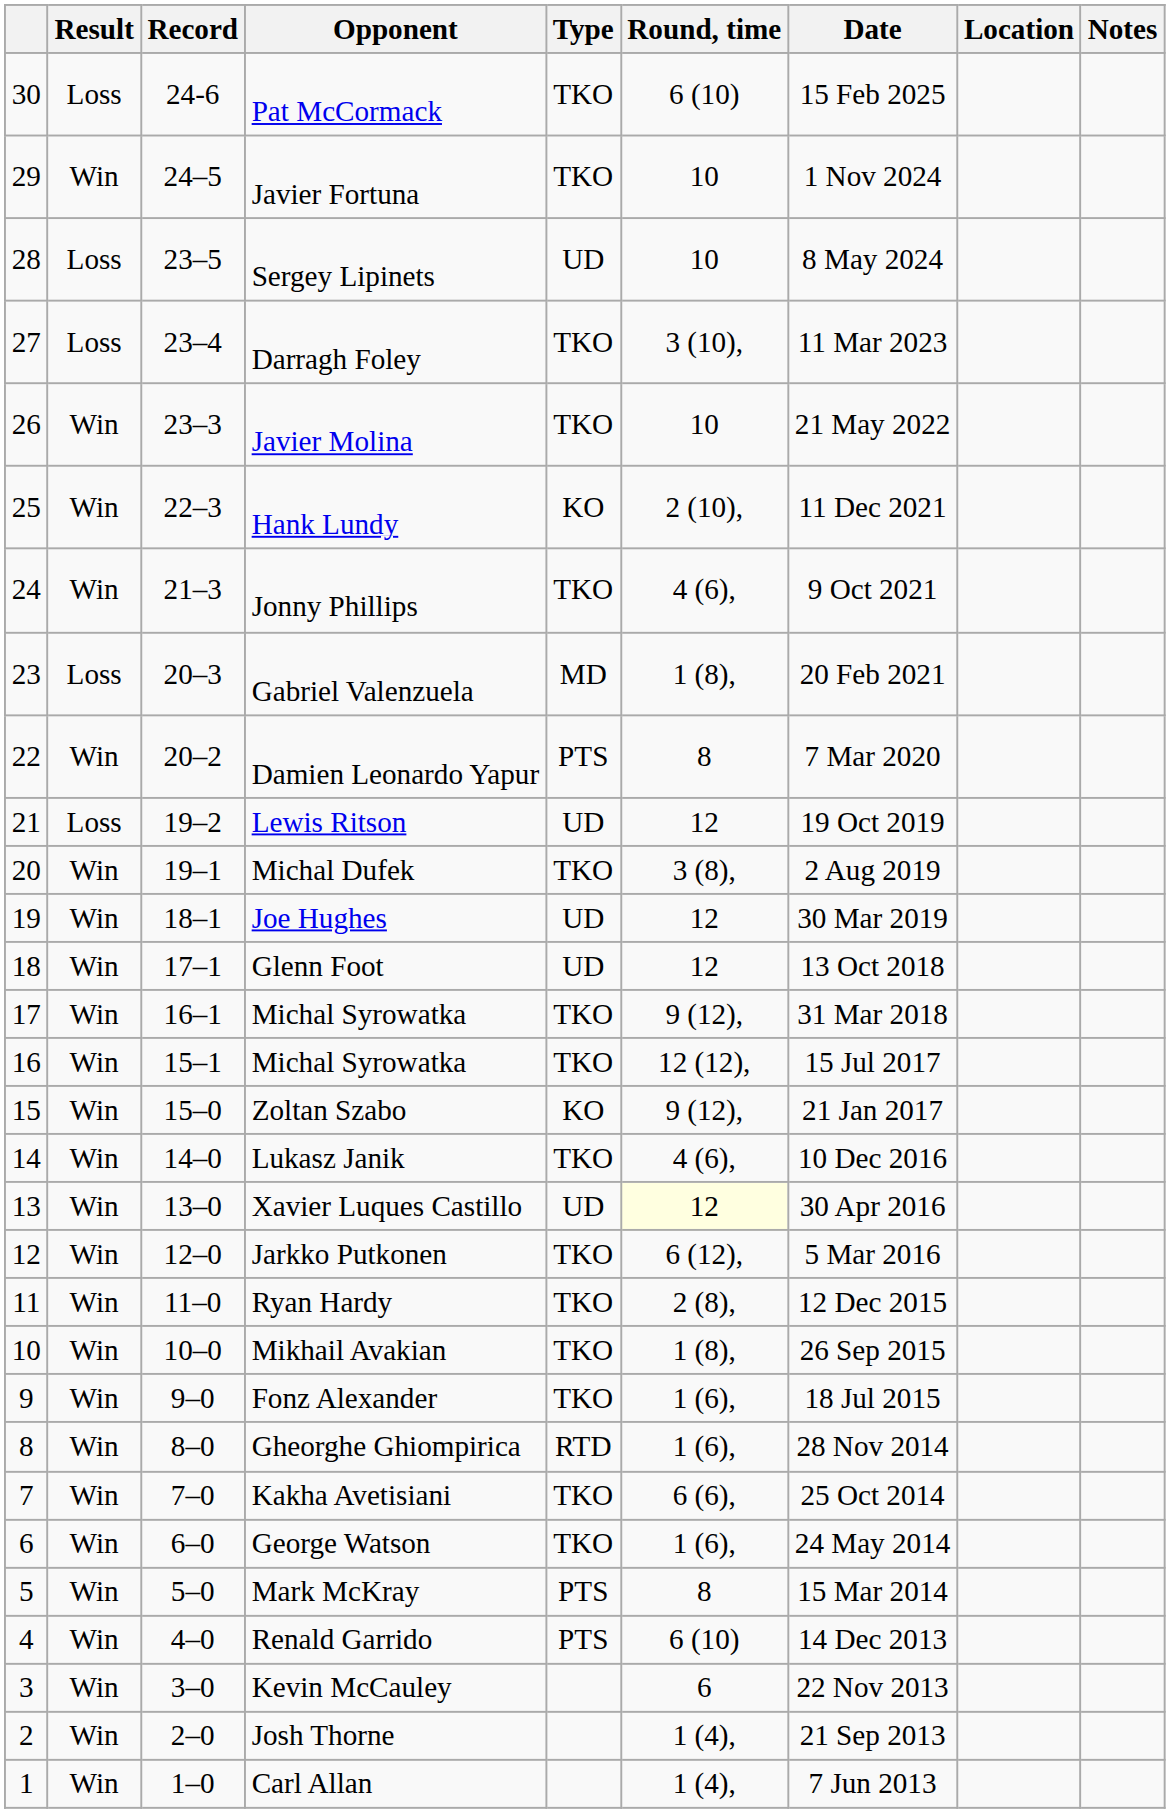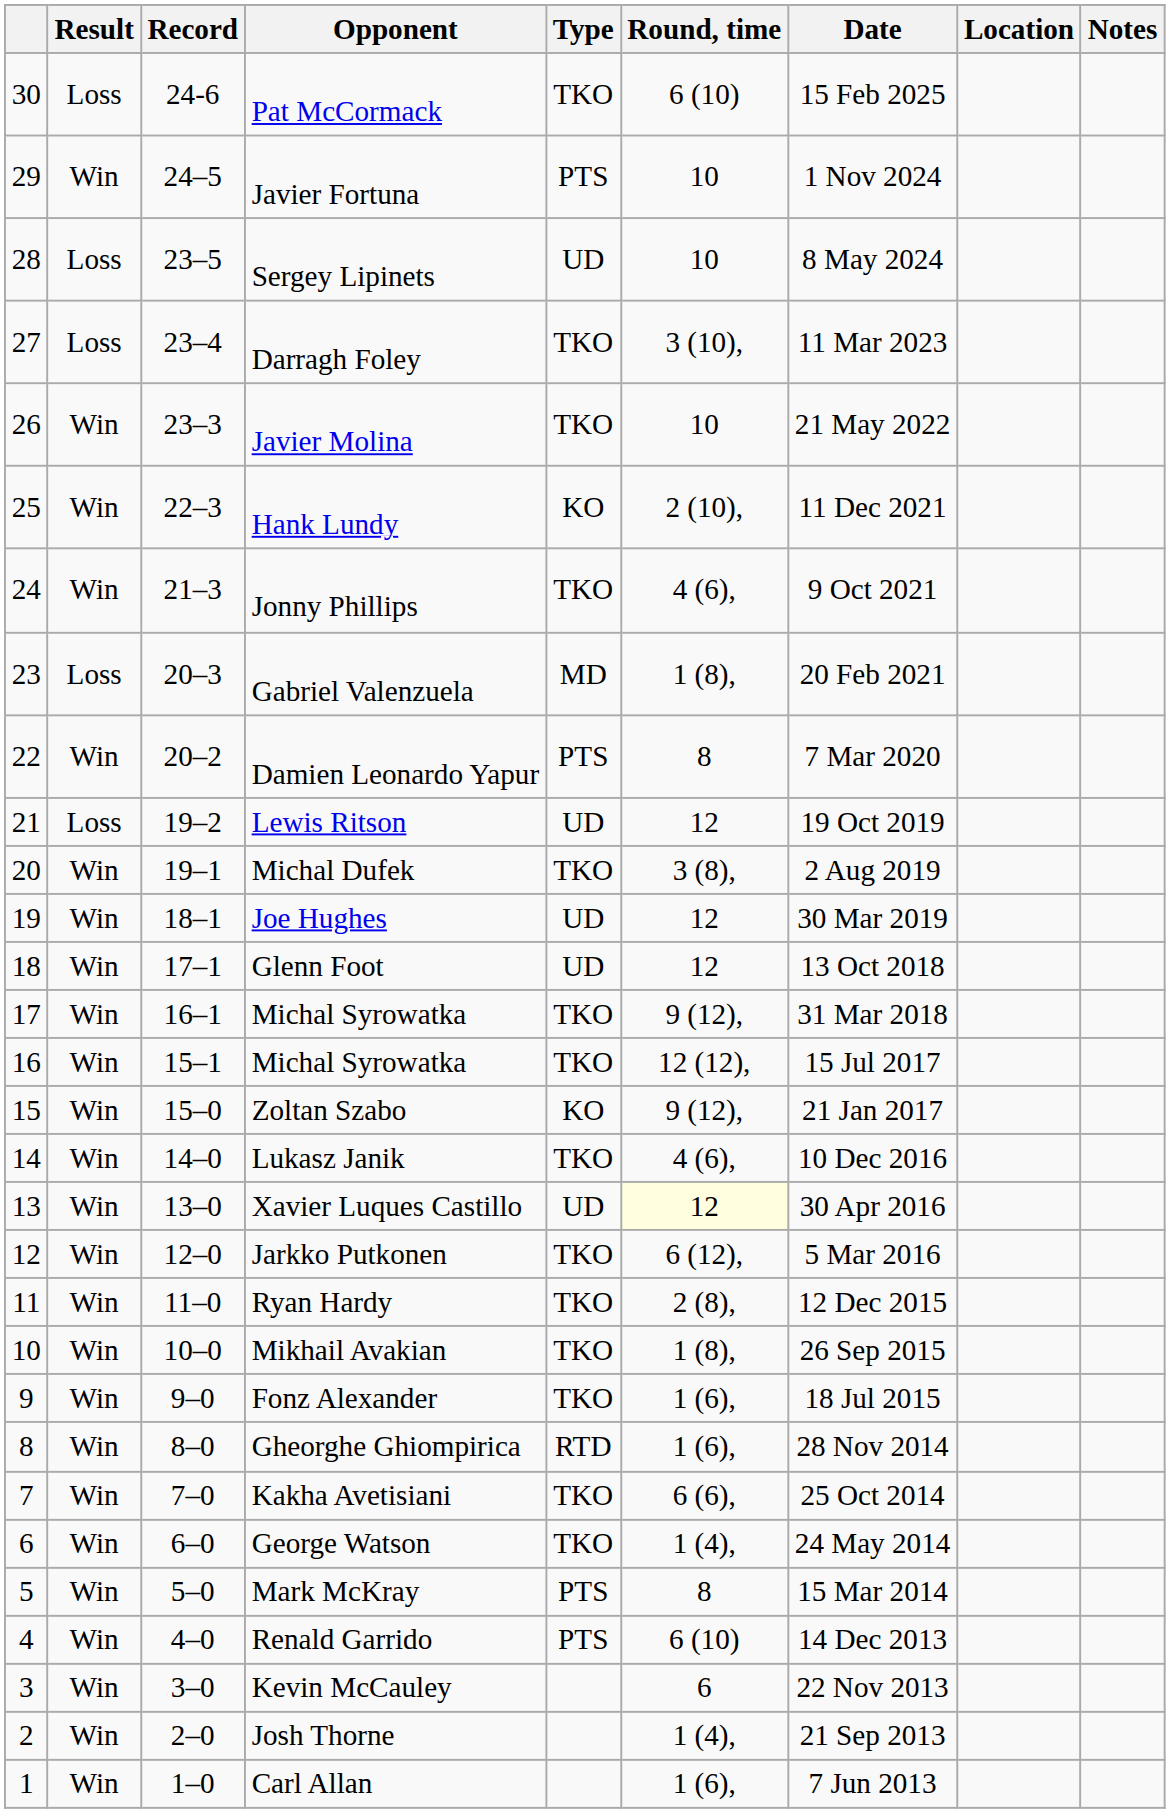(583, 176) TKO -> (583, 176) PTS
(704, 1542) 1 (6), -> (704, 1542) 1 (4),
(704, 1783) 1 (4), -> (704, 1783) 1 (6),
